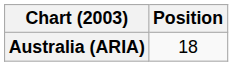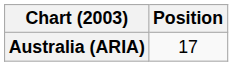(188, 46) 18 -> (188, 46) 17
